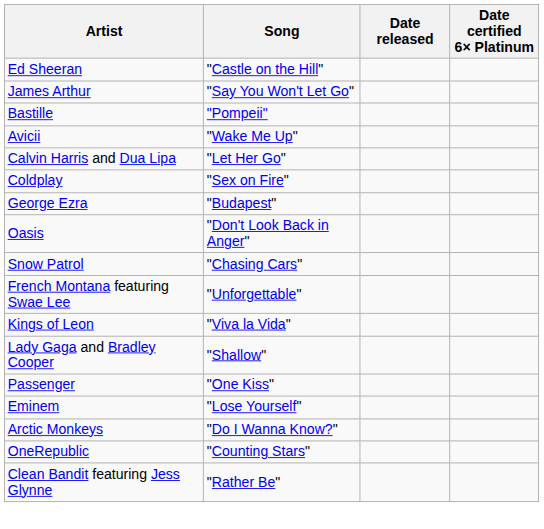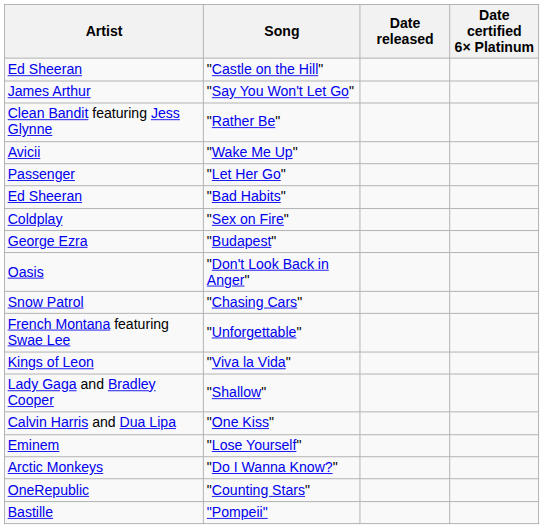rows swapped: (237, 114) <-> (244, 482)
(92, 158) Calvin Harris and Dua Lipa -> (41, 174) Passenger
+ row: (246, 197)
(41, 385) Passenger -> (92, 423) Calvin Harris and Dua Lipa
